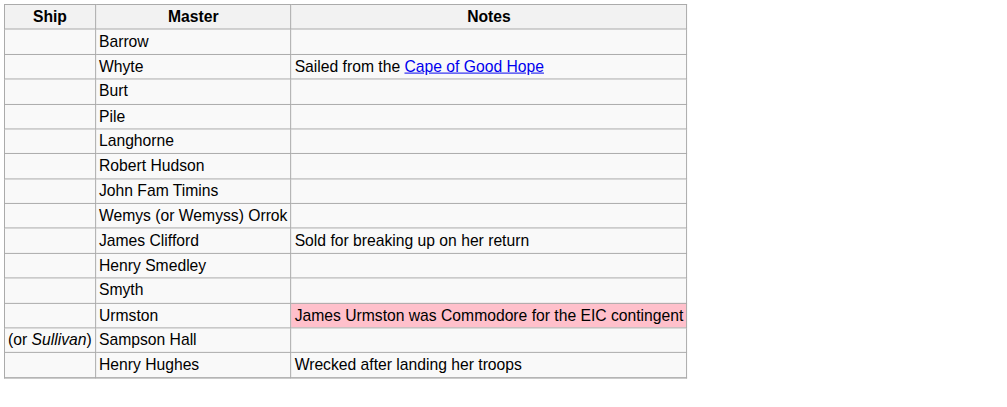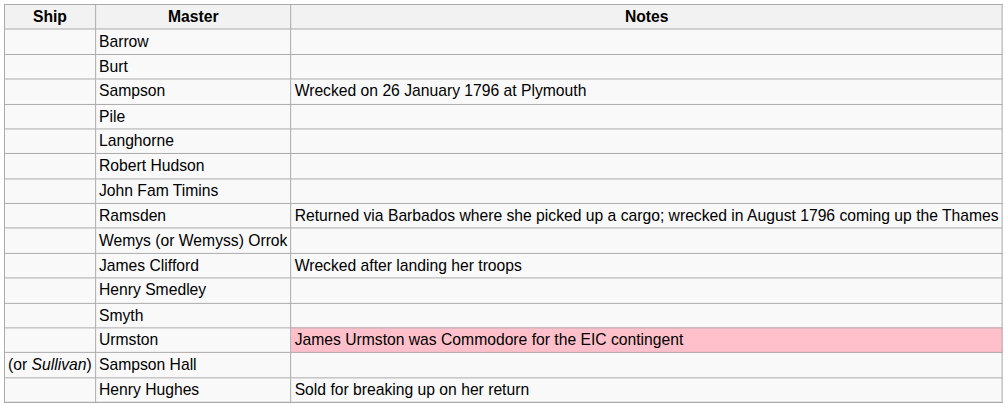- row: (121, 66)
+ row: (132, 91)
+ row: (133, 215)
(412, 240) Sold for breaking up on her return -> (408, 265) Wrecked after landing her troops
(408, 365) Wrecked after landing her troops -> (412, 389) Sold for breaking up on her return
